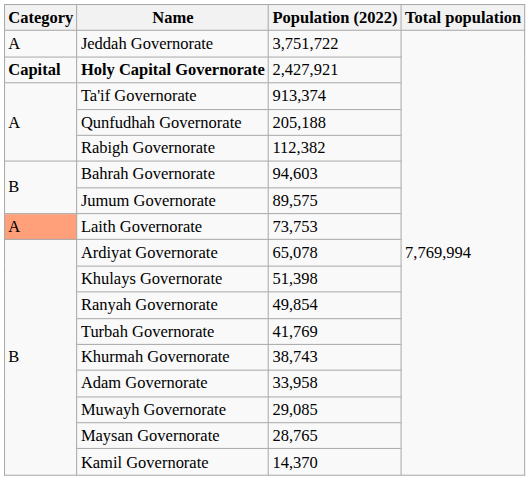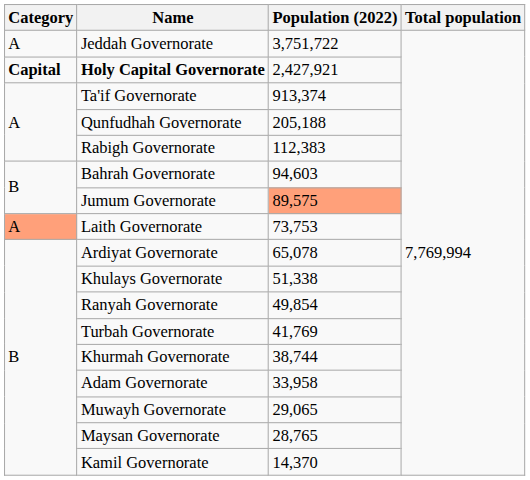(299, 148) 112,382 -> (299, 148) 112,383
(295, 200) no background -> (295, 200) lightsalmon background
(295, 278) 51,398 -> (295, 278) 51,338
(295, 357) 38,743 -> (295, 357) 38,744
(295, 409) 29,085 -> (295, 409) 29,065
